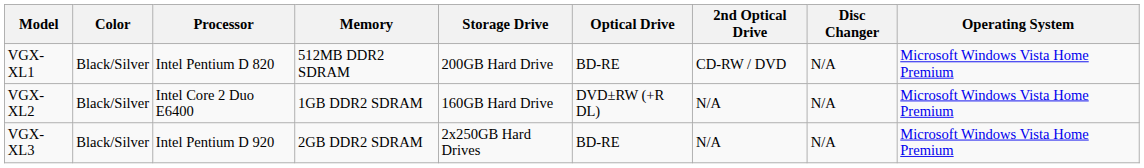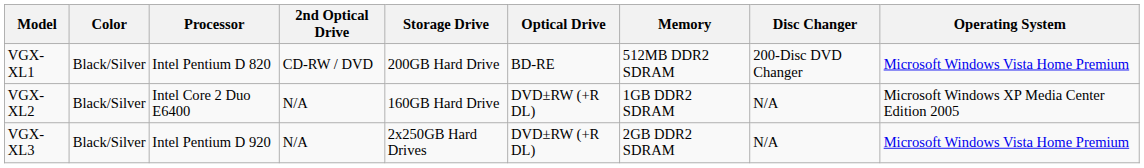columns swapped: (366, 24) <-> (750, 24)
(823, 63) N/A -> (797, 63) 200-Disc DVD Changer
(994, 103) Microsoft Windows Vista Home Premium -> (994, 103) Microsoft Windows XP Media Center Edition 2005
(598, 142) BD-RE -> (555, 142) DVD±RW (+R DL)
